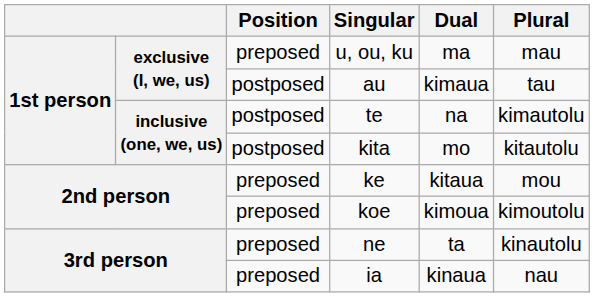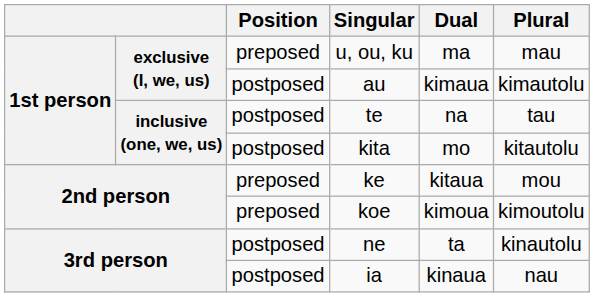(541, 84) tau -> (541, 84) kimautolu
(541, 116) kimautolu -> (541, 116) tau
(278, 244) preposed -> (278, 244) postposed
(278, 276) preposed -> (278, 276) postposed
